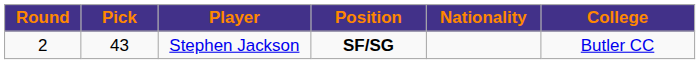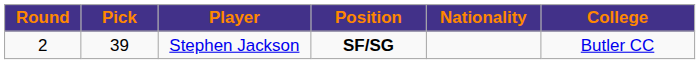(119, 44) 43 -> (119, 44) 39
